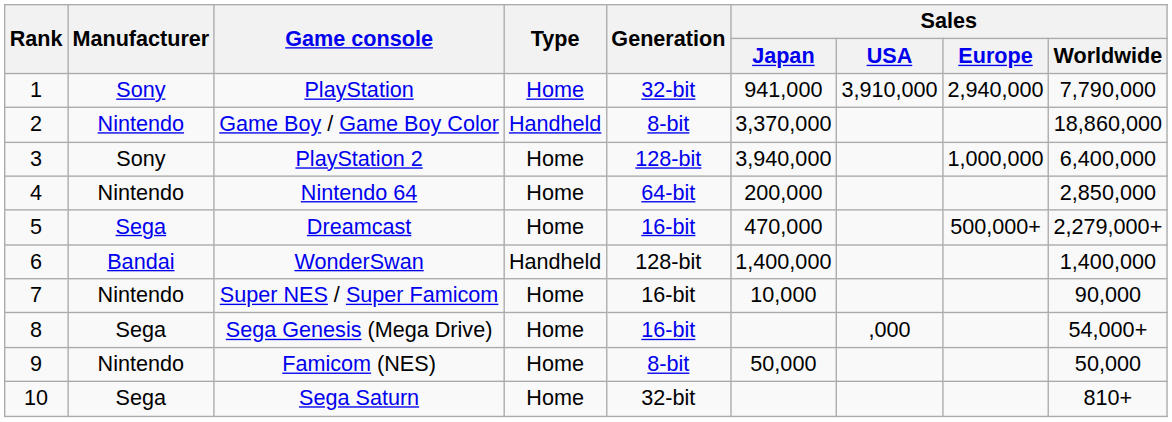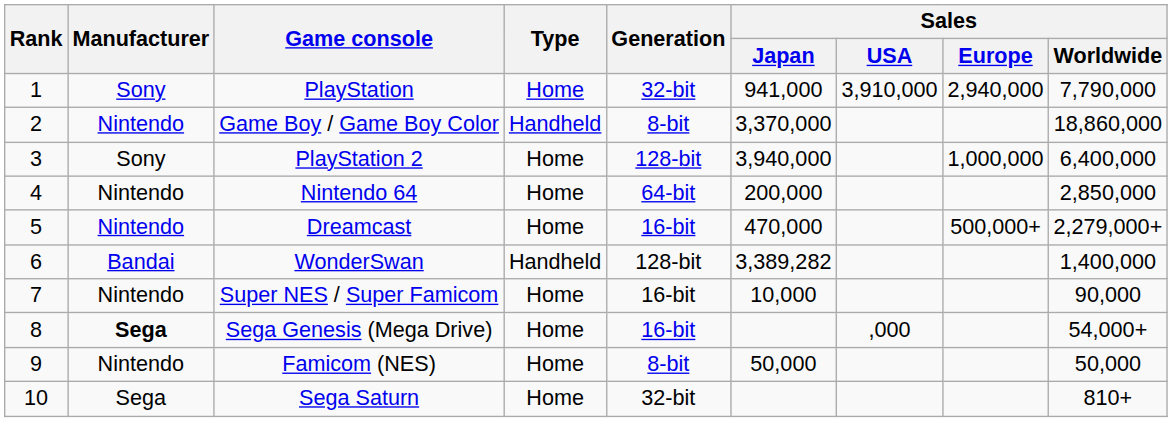(141, 227) Sega -> (141, 227) Nintendo
(783, 261) 1,400,000 -> (783, 261) 3,389,282
(141, 329) normal -> (141, 329) bold
